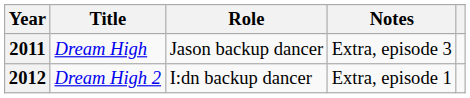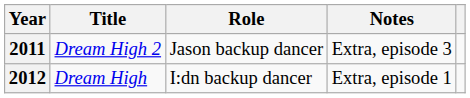(101, 48) Dream High -> (108, 48) Dream High 2
(108, 78) Dream High 2 -> (101, 78) Dream High
